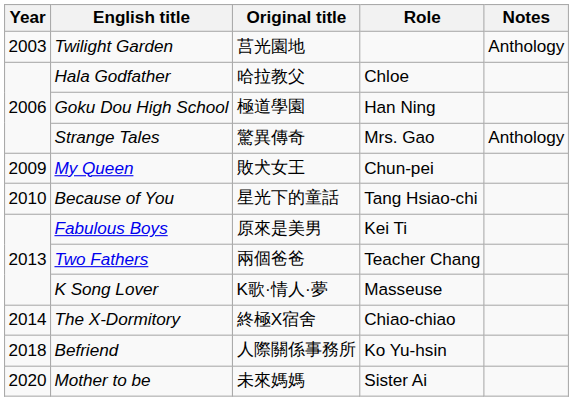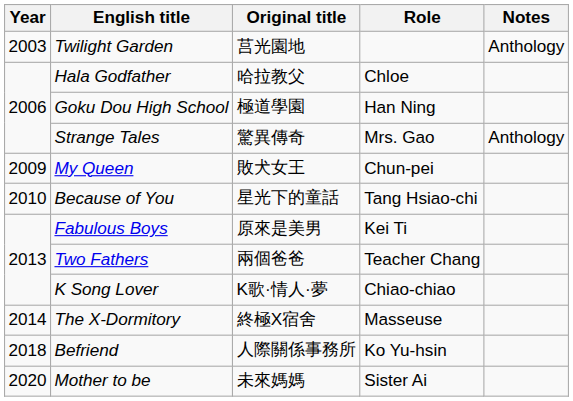(403, 289) Masseuse -> (410, 289) Chiao-chiao
(410, 320) Chiao-chiao -> (403, 320) Masseuse
